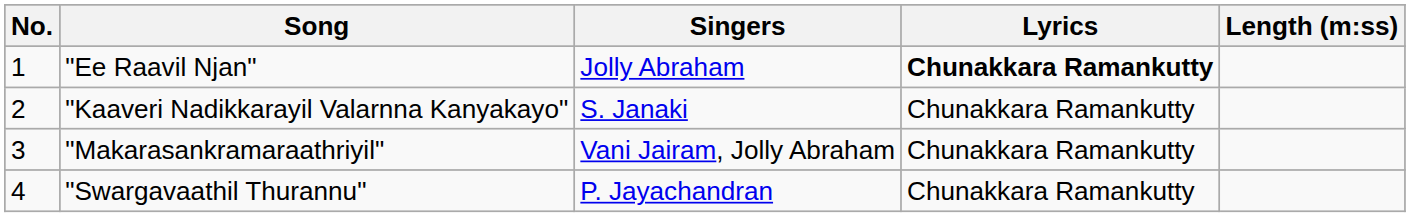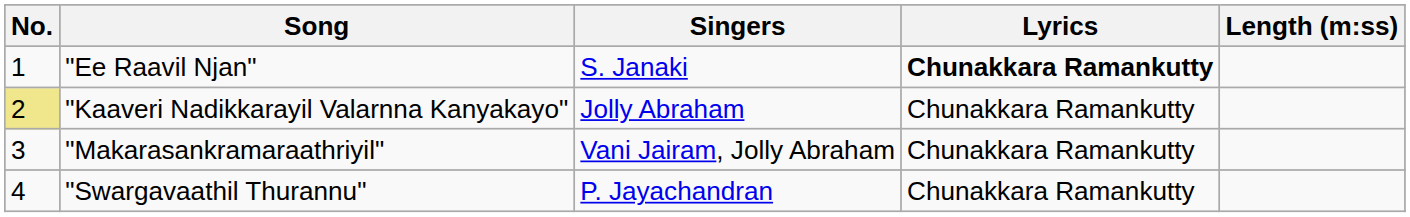(662, 67) Jolly Abraham -> (634, 67) S. Janaki
(18, 109) no background -> (18, 109) khaki background
(634, 109) S. Janaki -> (662, 109) Jolly Abraham
